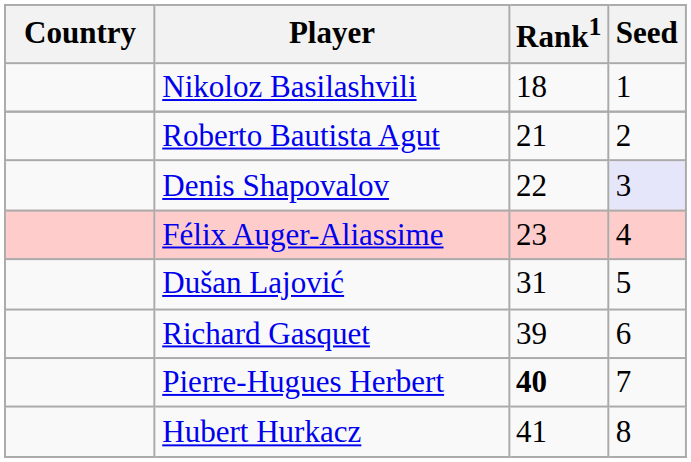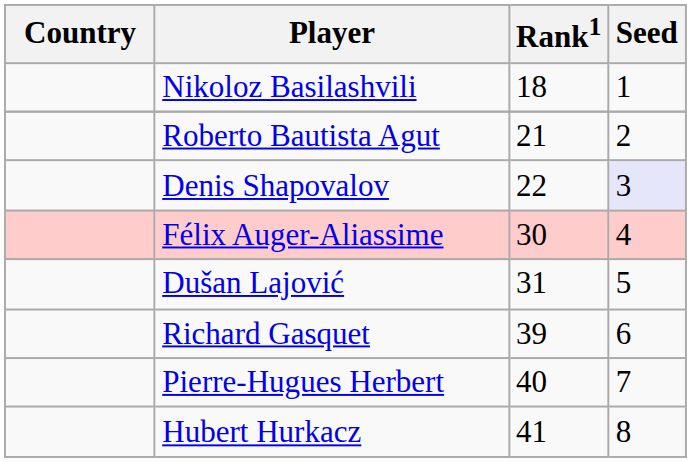(532, 234) 23 -> (532, 234) 30
(532, 382) bold -> (532, 382) normal
